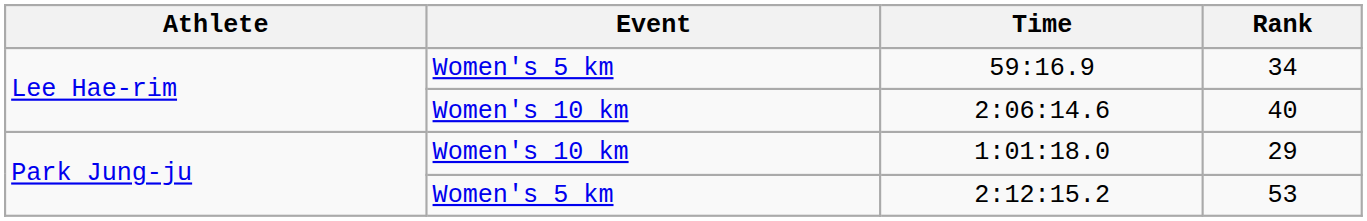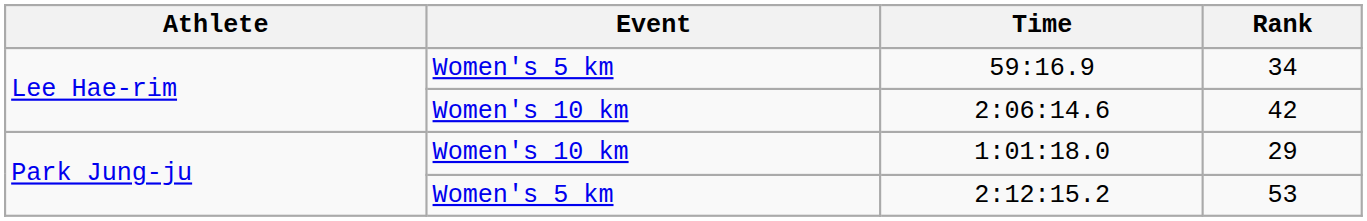(1283, 110) 40 -> (1283, 110) 42
